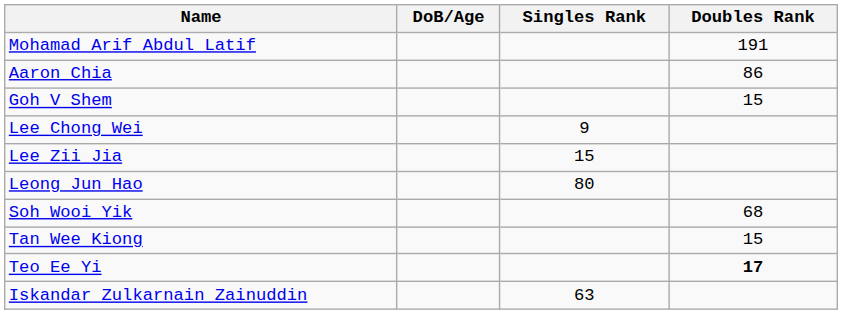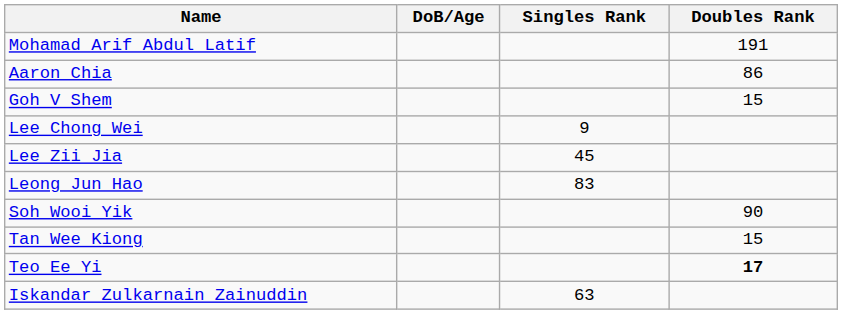(584, 157) 15 -> (584, 157) 45
(584, 185) 80 -> (584, 185) 83
(753, 213) 68 -> (753, 213) 90
